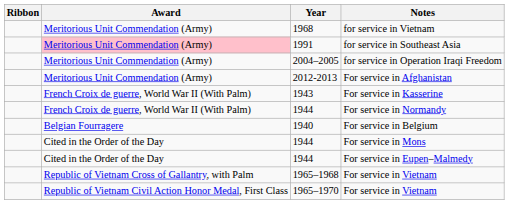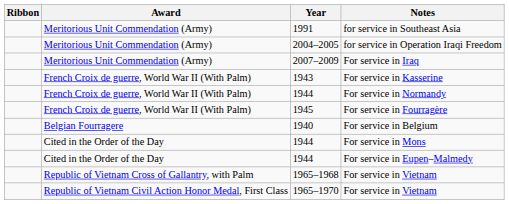- row: (303, 28)
(128, 45) pink background -> (128, 28) no background
+ row: (316, 61)
- row: (315, 77)
+ row: (303, 110)
